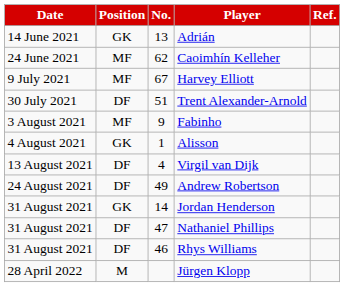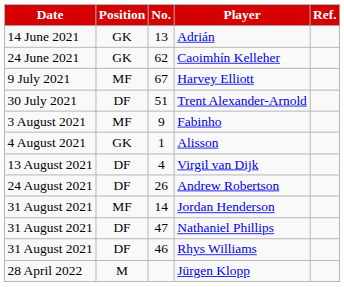(122, 57) MF -> (122, 57) GK
(161, 185) 49 -> (161, 185) 26
(122, 206) GK -> (122, 206) MF
